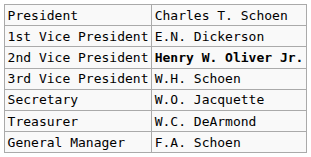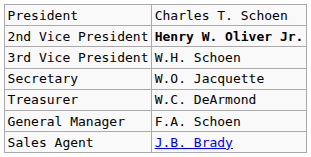- row: (78, 36)
+ row: (51, 142)
